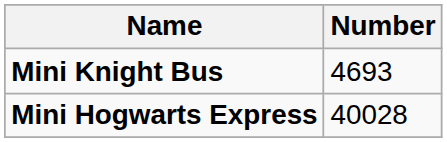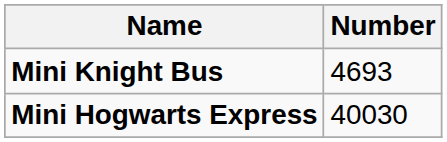(369, 114) 40028 -> (369, 114) 40030
